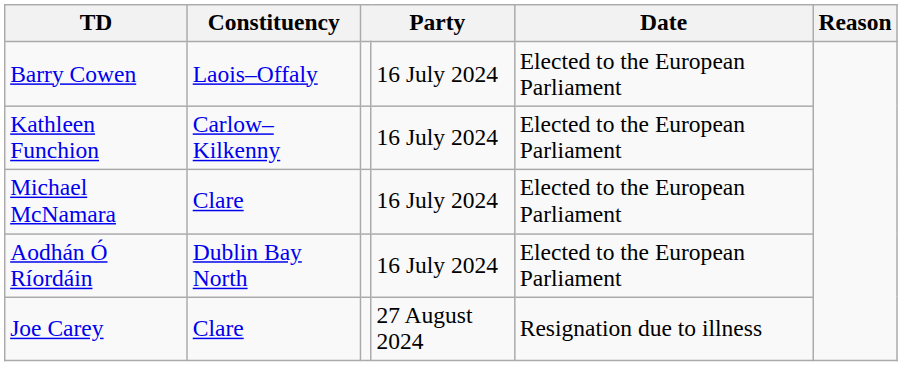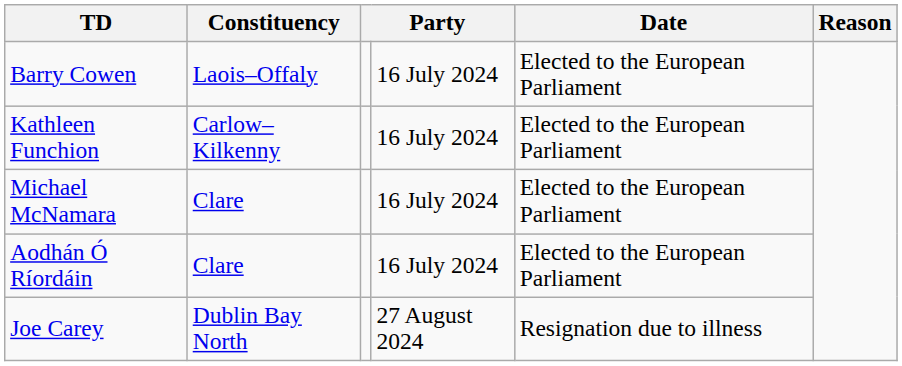(247, 264) Dublin Bay North -> (218, 264) Clare
(218, 328) Clare -> (247, 328) Dublin Bay North
